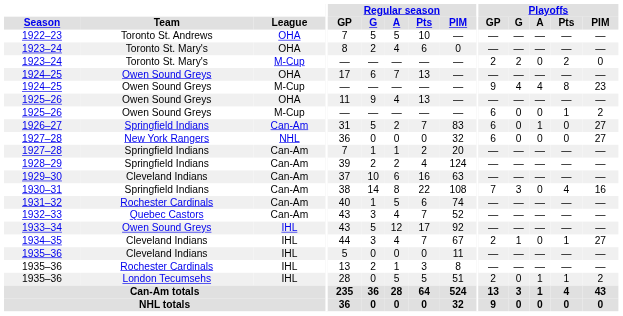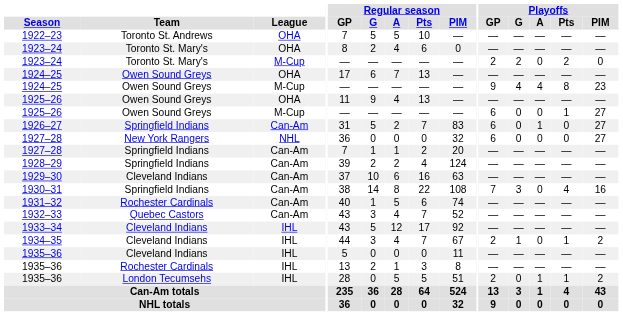(600, 112) 2 -> (600, 112) 27
(167, 228) Owen Sound Greys -> (167, 228) Cleveland Indians
(600, 240) 27 -> (600, 240) 2
